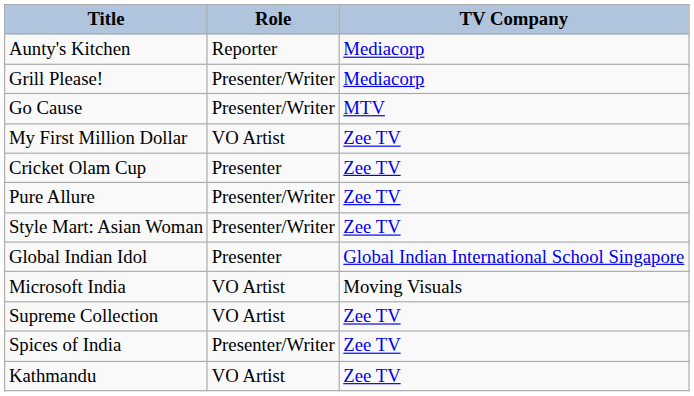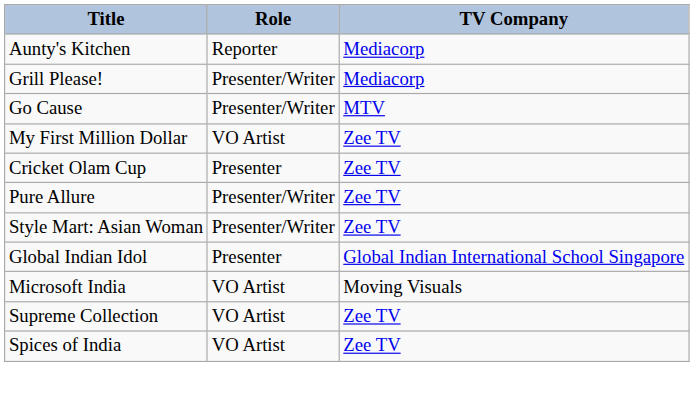(273, 345) Presenter/Writer -> (248, 345) VO Artist
- row: (53, 375)
